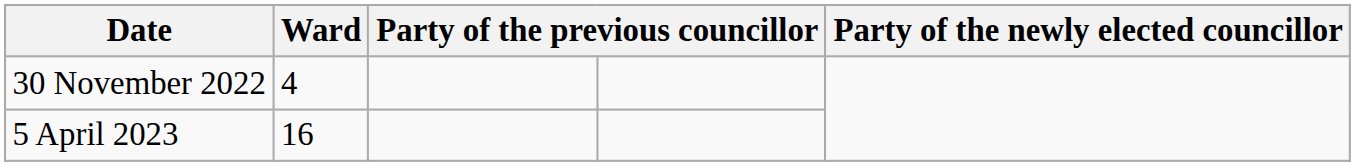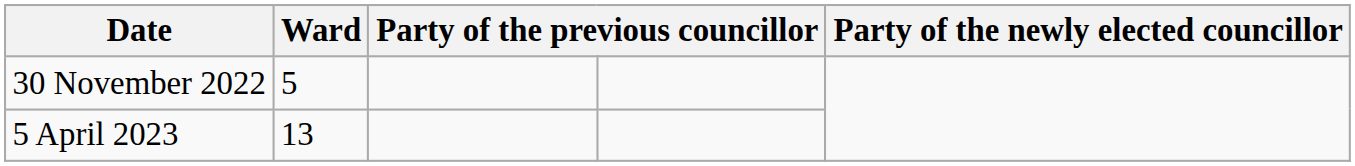(289, 82) 4 -> (289, 82) 5
(297, 134) 16 -> (297, 134) 13
